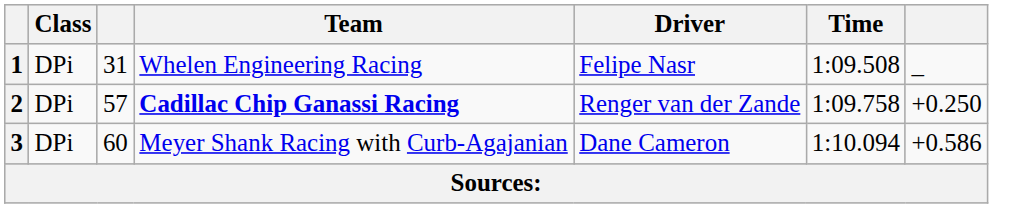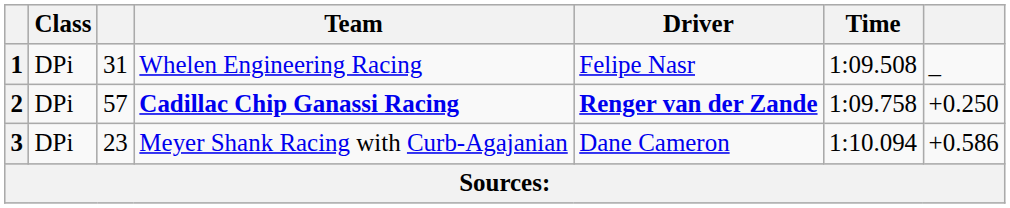(690, 103) normal -> (698, 103) bold
(115, 143) 60 -> (115, 143) 23
